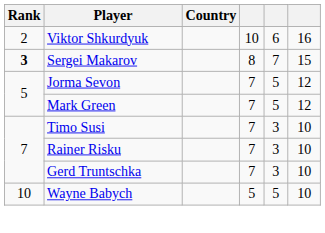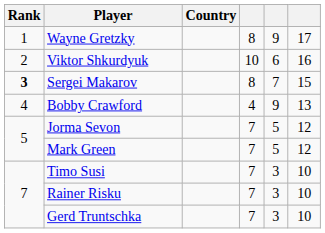+ row: (91, 37)
+ row: (95, 104)
- row: (90, 194)
